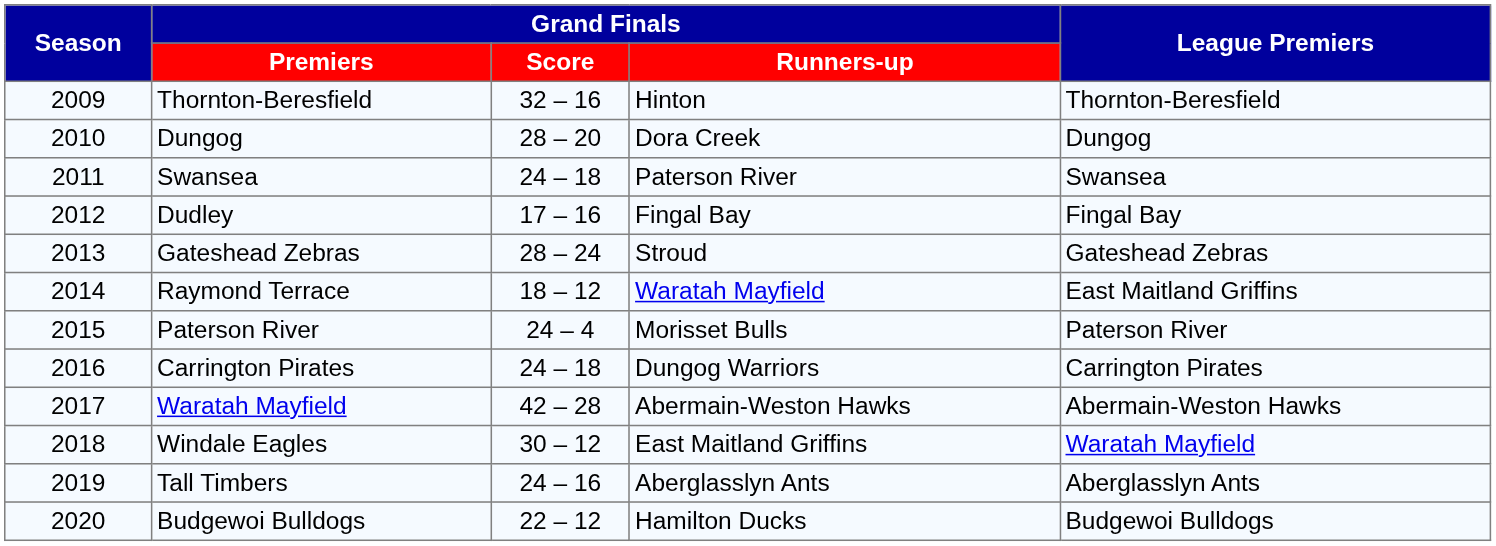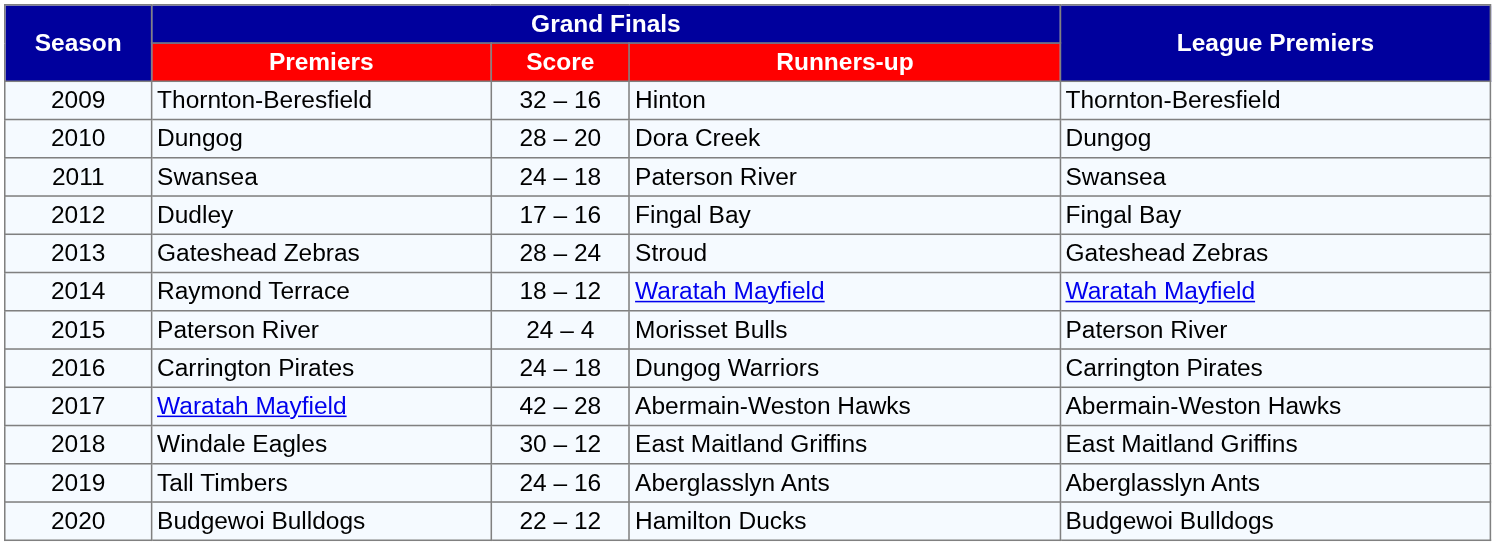(1182, 291) East Maitland Griffins -> (1160, 291) Waratah Mayfield
(1160, 444) Waratah Mayfield -> (1182, 444) East Maitland Griffins
